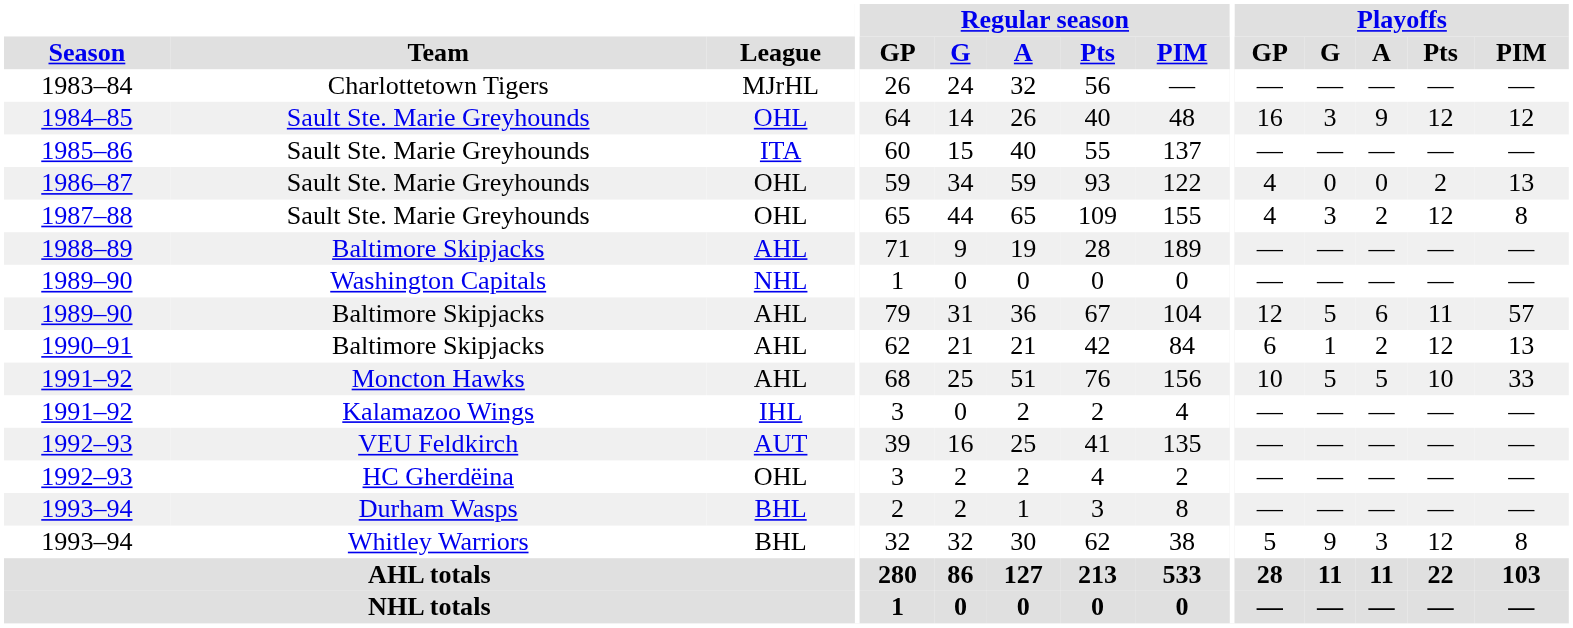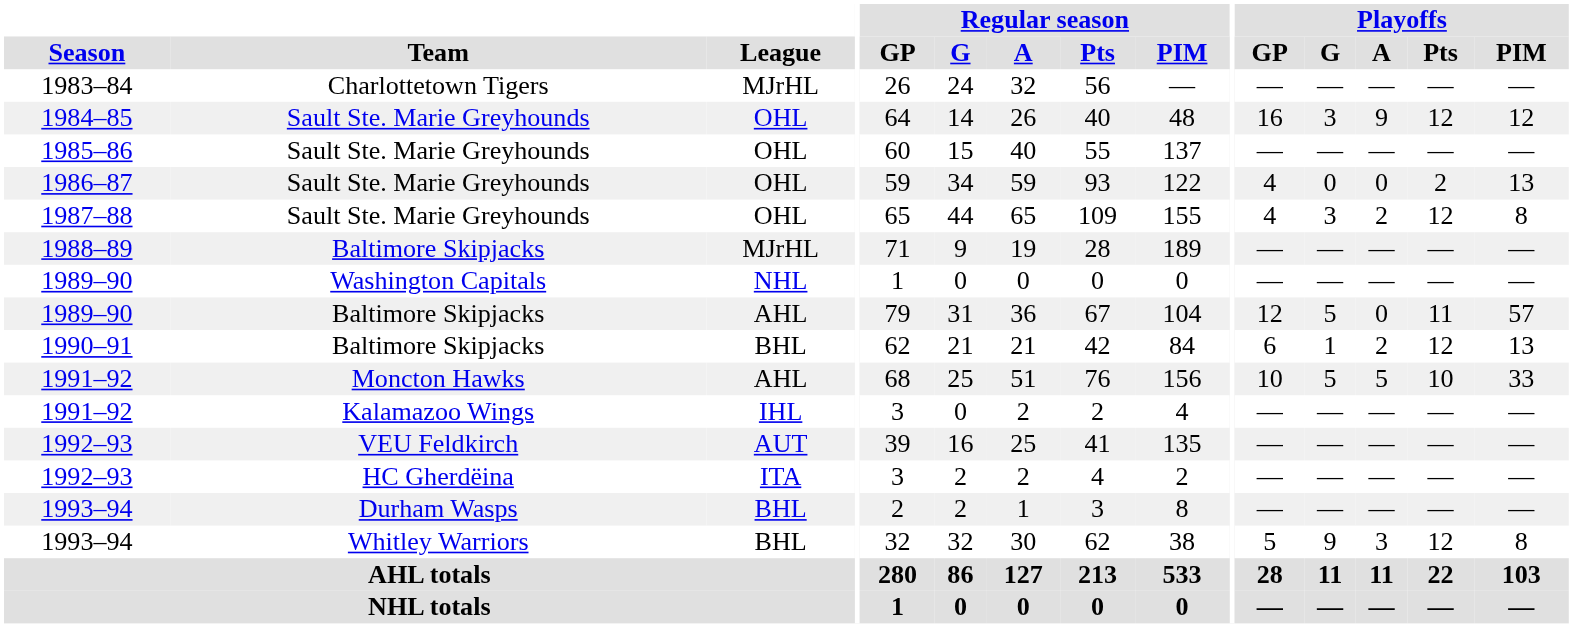(781, 150) ITA -> (781, 150) OHL
(781, 248) AHL -> (781, 248) MJrHL
(1382, 313) 6 -> (1382, 313) 0
(781, 345) AHL -> (781, 345) BHL
(781, 476) OHL -> (781, 476) ITA
